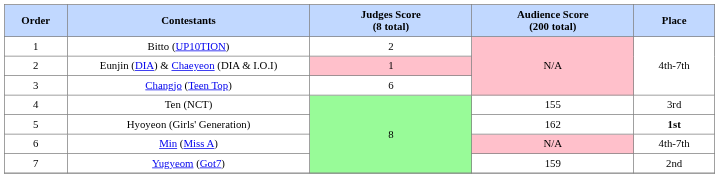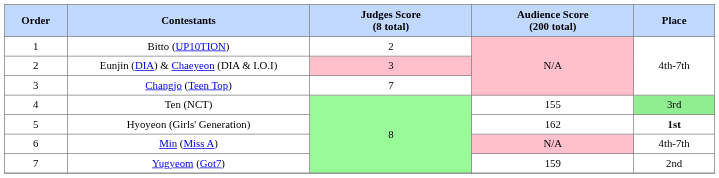(391, 66) 1 -> (391, 66) 3
(391, 85) 6 -> (391, 85) 7
(674, 104) no background -> (674, 104) lightgreen background
